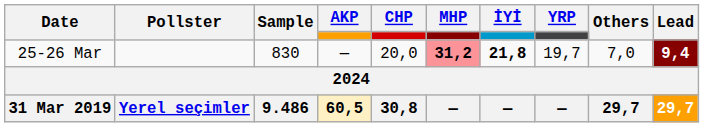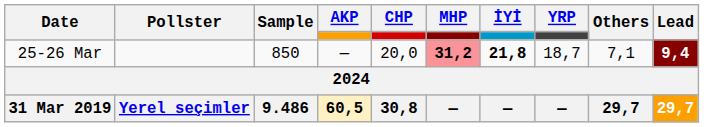(285, 53) 830 -> (285, 53) 850
(562, 53) 19,7 -> (562, 53) 18,7
(621, 53) 7,0 -> (621, 53) 7,1
